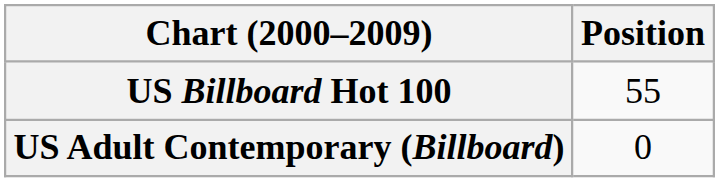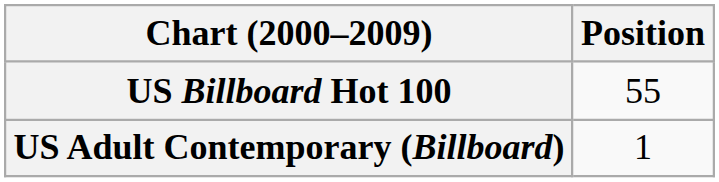(643, 147) 0 -> (643, 147) 1
